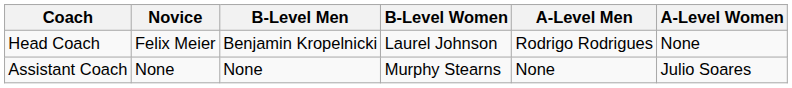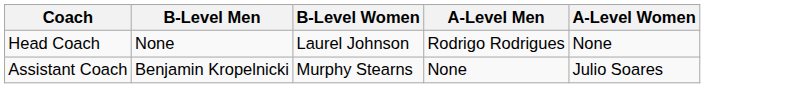- column: (175, 17)
(300, 43) Benjamin Kropelnicki -> (155, 43) None
(243, 69) None -> (212, 69) Benjamin Kropelnicki
